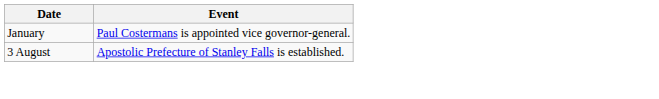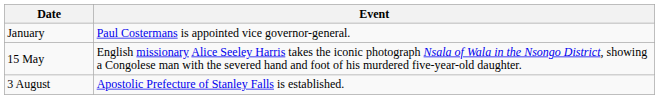+ row: (26, 58)
